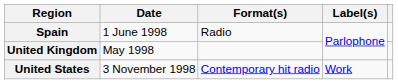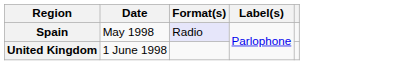(135, 32) 1 June 1998 -> (128, 32) May 1998
(216, 32) no background -> (188, 32) lavender background
(128, 50) May 1998 -> (135, 50) 1 June 1998
- row: (52, 69)
